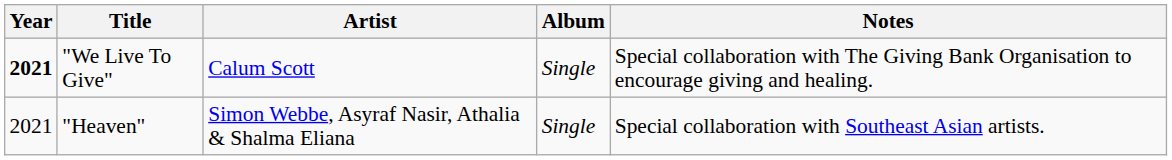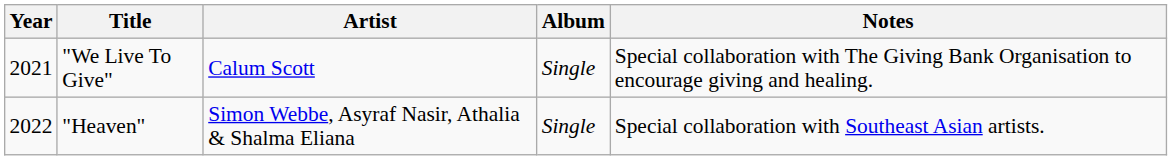(31, 67) bold -> (31, 67) normal
(31, 125) 2021 -> (31, 125) 2022
